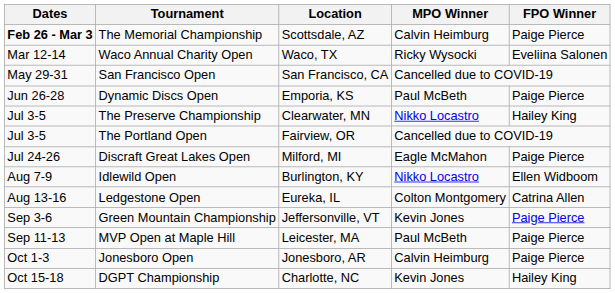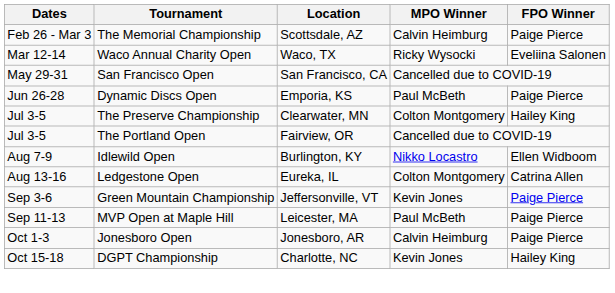(50, 34) bold -> (49, 34) normal
(437, 116) Nikko Locastro -> (449, 116) Colton Montgomery
- row: (174, 156)
